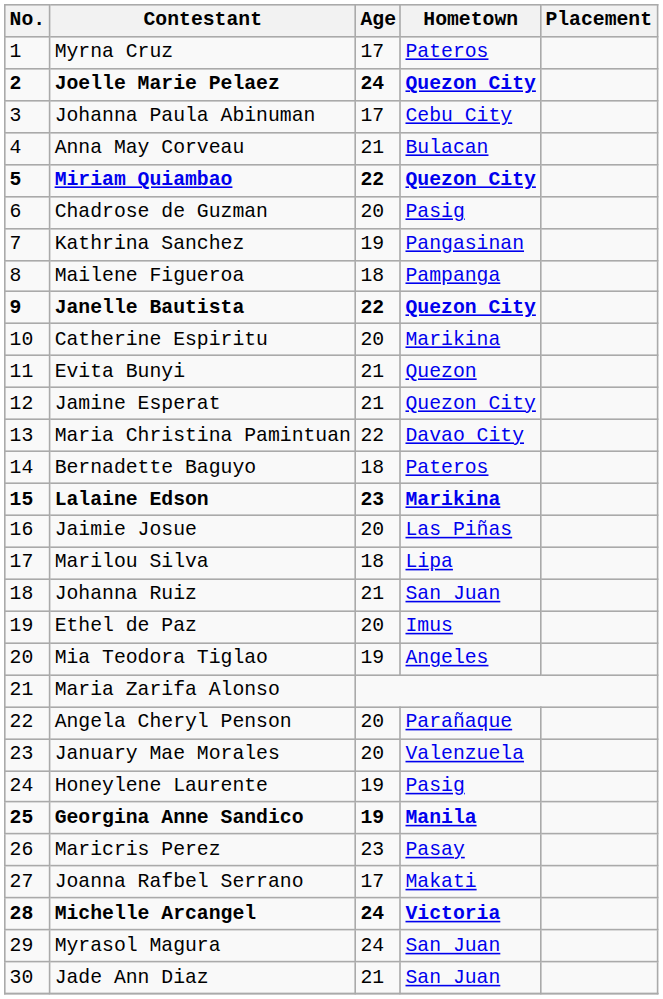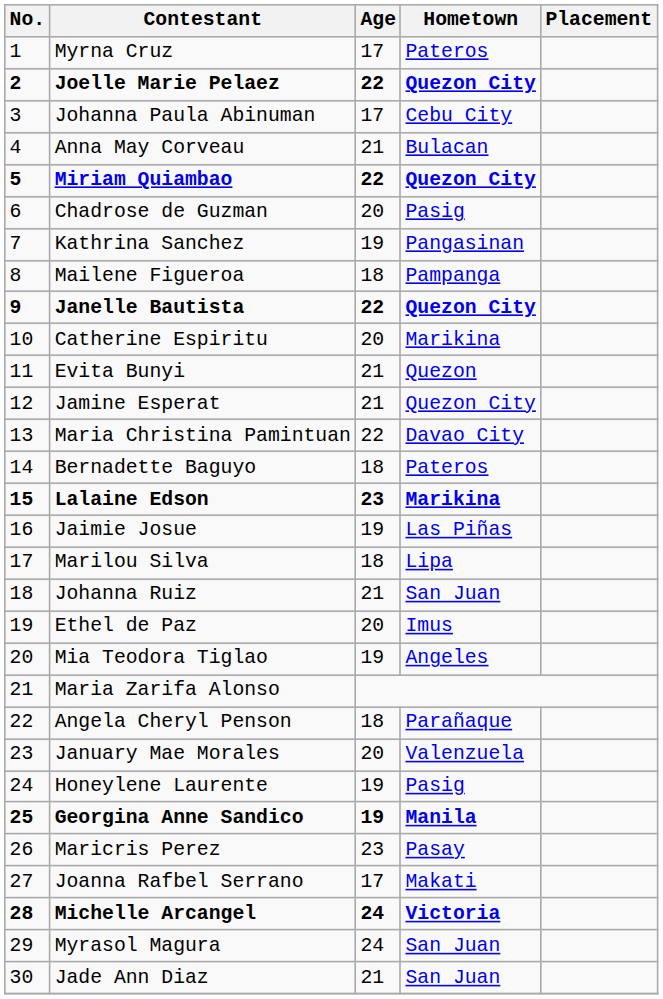(372, 85) 24 -> (372, 85) 22
(372, 531) 20 -> (372, 531) 19
(372, 723) 20 -> (372, 723) 18
